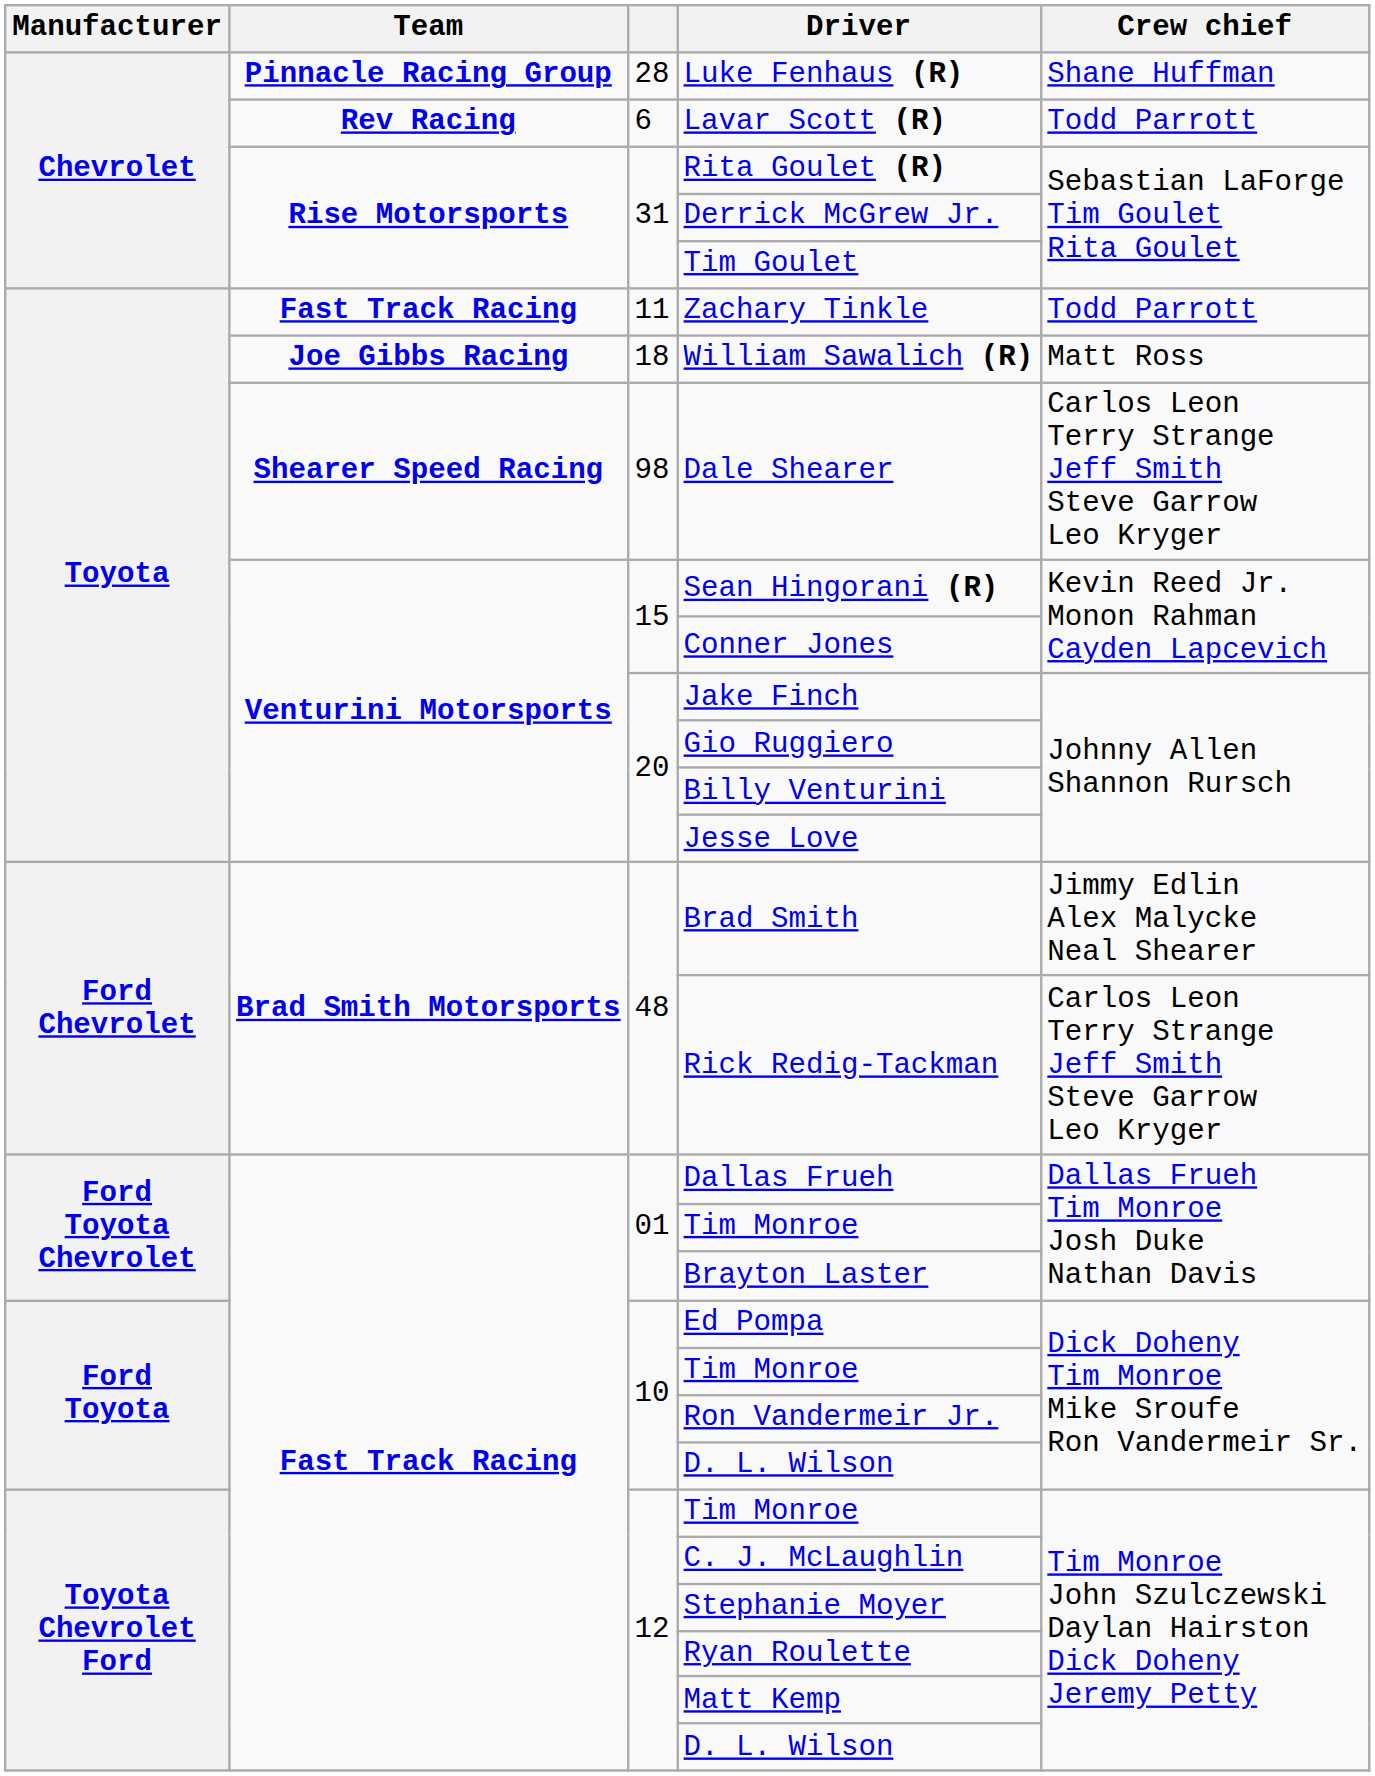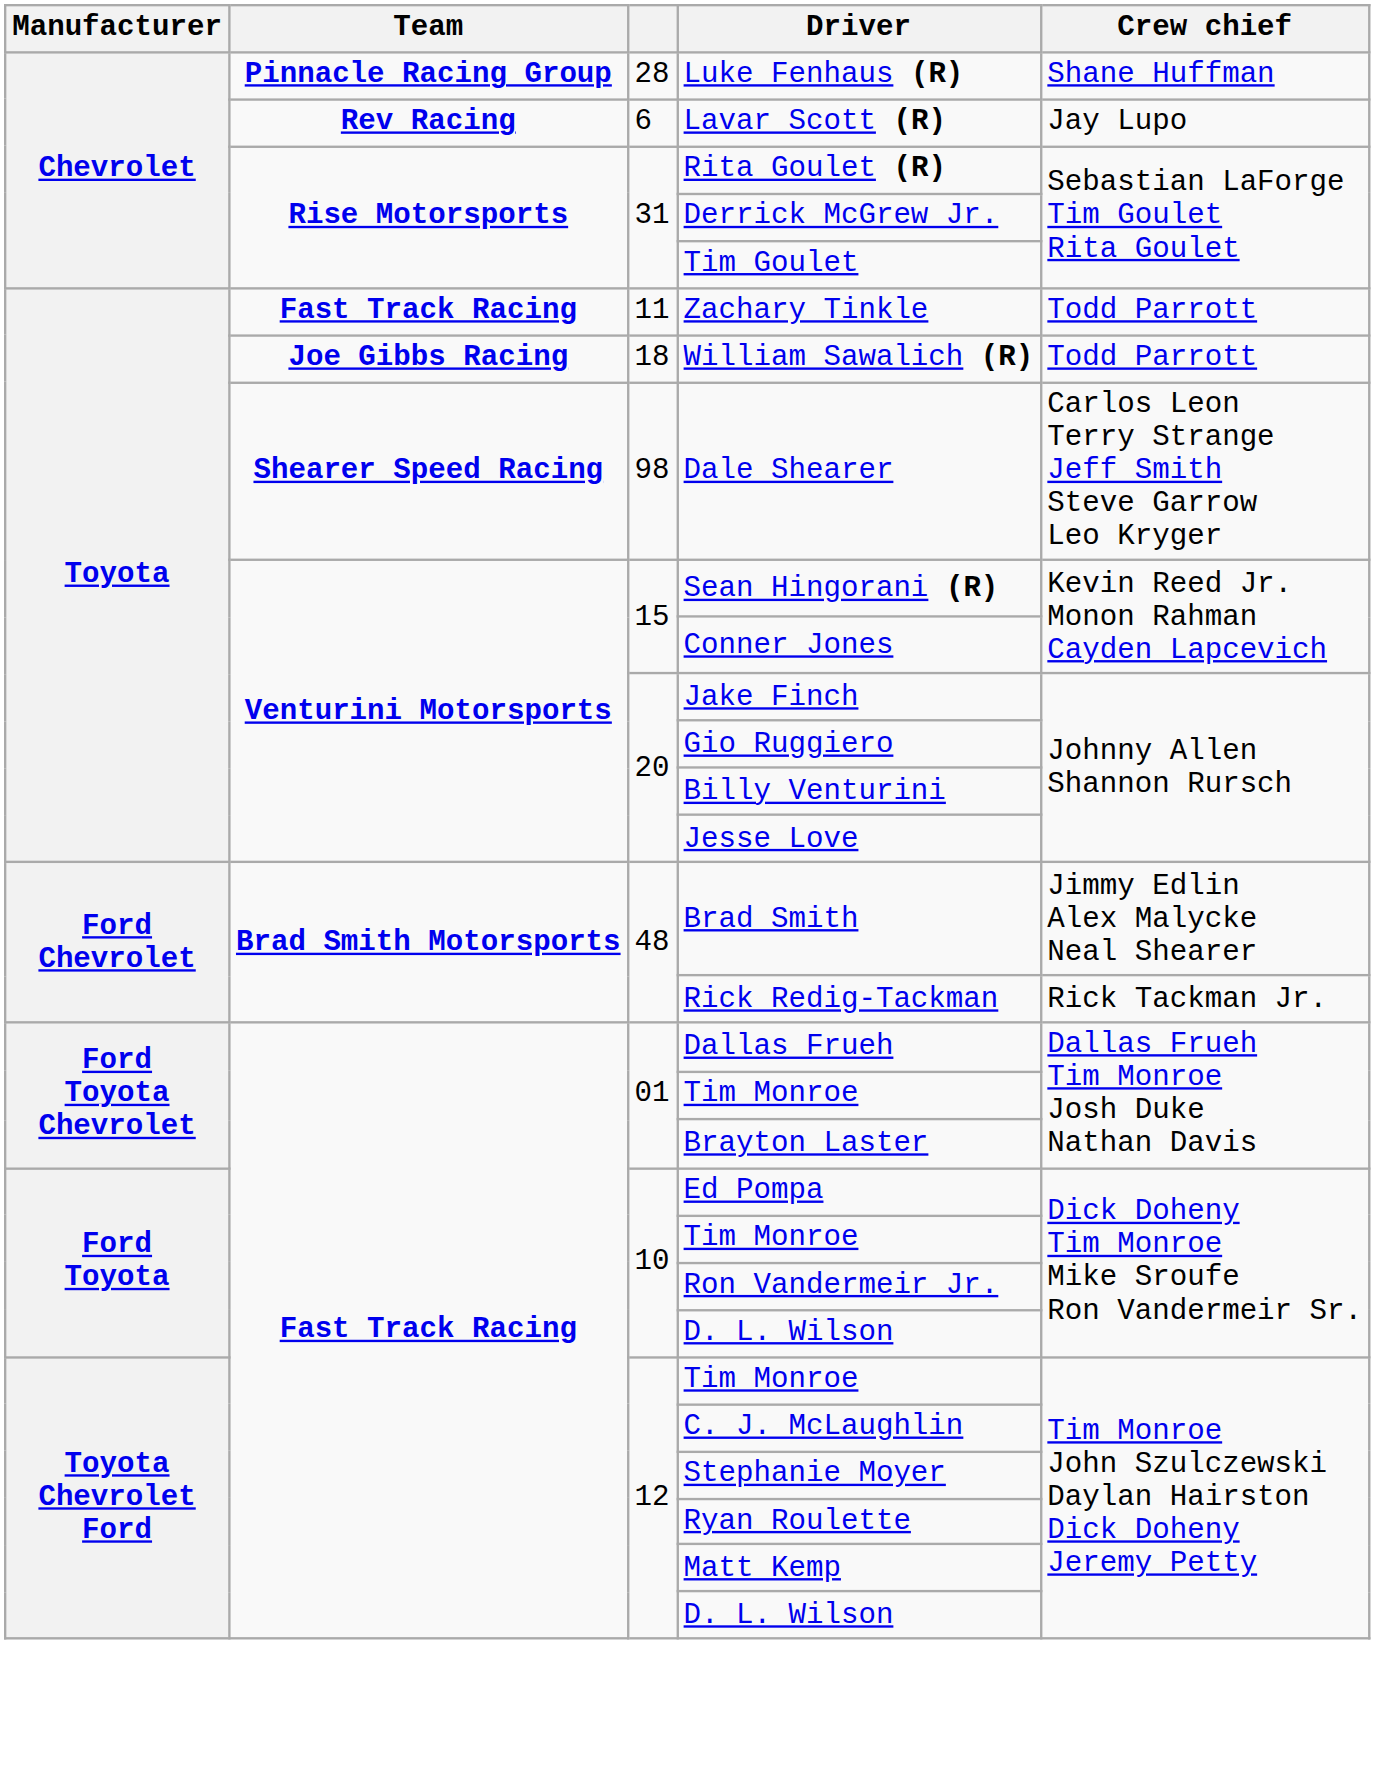(1152, 123) Todd Parrott -> (1117, 123) Jay Lupo
(1126, 358) Matt Ross -> (1152, 358) Todd Parrott
(1161, 1065) Carlos Leon Terry Strange Jeff Smith Steve Garrow Leo Kryger -> (1187, 999) Rick Tackman Jr.
